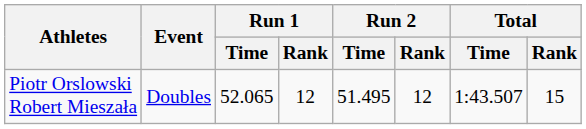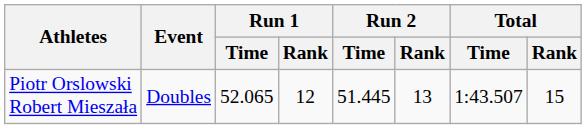(364, 96) 51.495 -> (364, 96) 51.445
(422, 96) 12 -> (422, 96) 13
